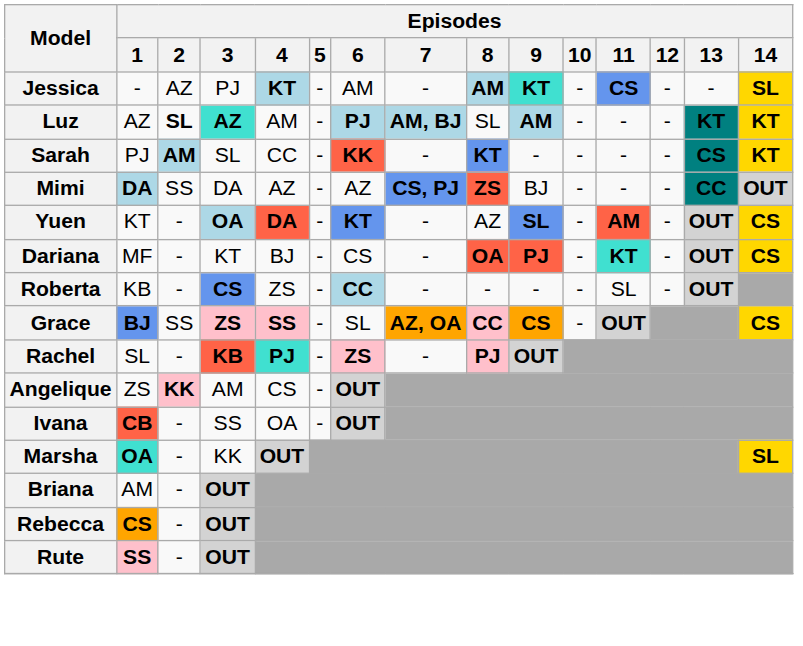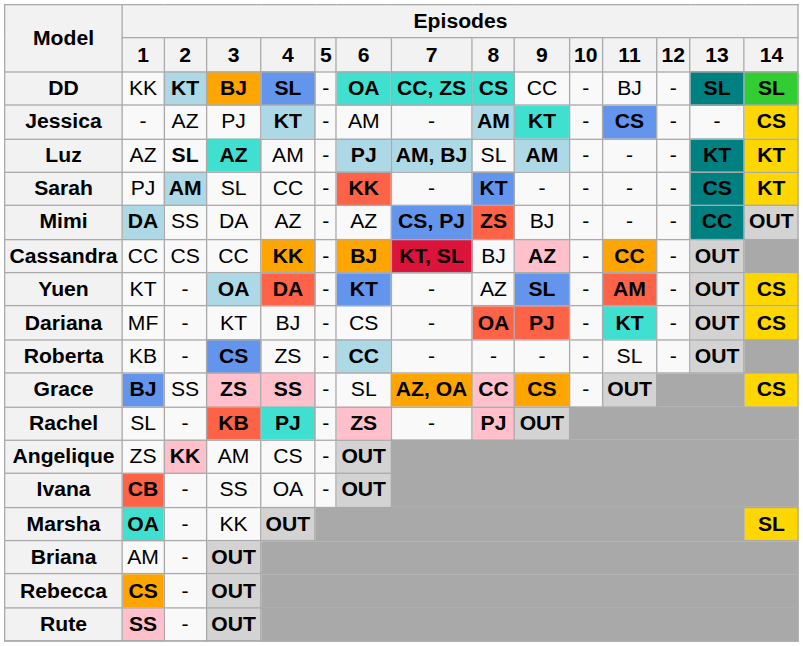+ row: (64, 88)
(765, 88) SL -> (771, 121) CS
+ row: (64, 255)
